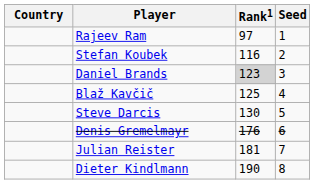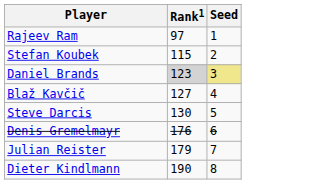- column: (39, 15)
(249, 55) 116 -> (181, 55) 115
(282, 74) no background -> (213, 74) khaki background
(249, 93) 125 -> (181, 93) 127
(249, 150) 181 -> (181, 150) 179
